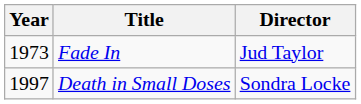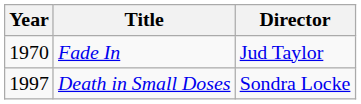(29, 51) 1973 -> (29, 51) 1970
